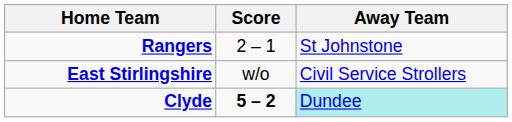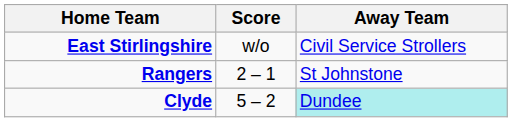rows swapped: (140, 74) <-> (177, 46)
(256, 102) bold -> (256, 102) normal
